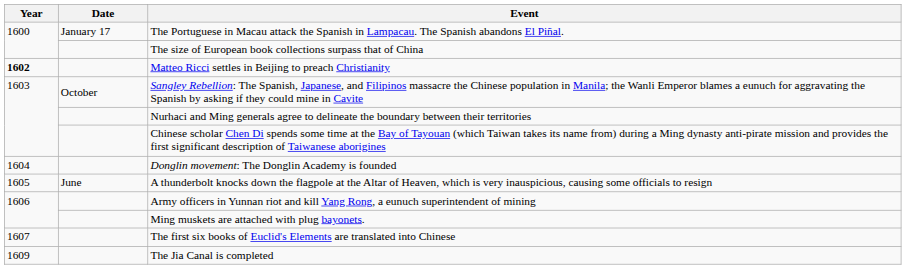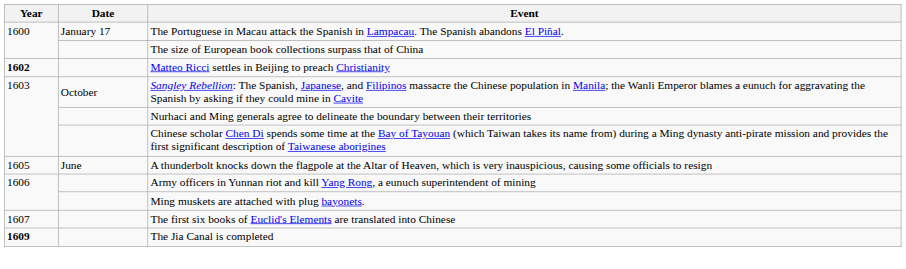- row: (273, 165)
(18, 255) normal -> (18, 237) bold
